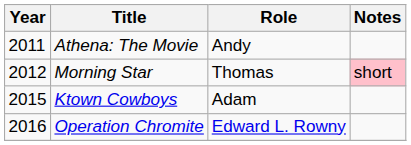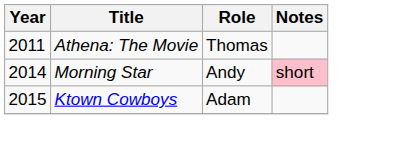(231, 45) Andy -> (237, 45) Thomas
(28, 72) 2012 -> (28, 72) 2014
(243, 72) Thomas -> (226, 72) Andy
- row: (129, 126)
